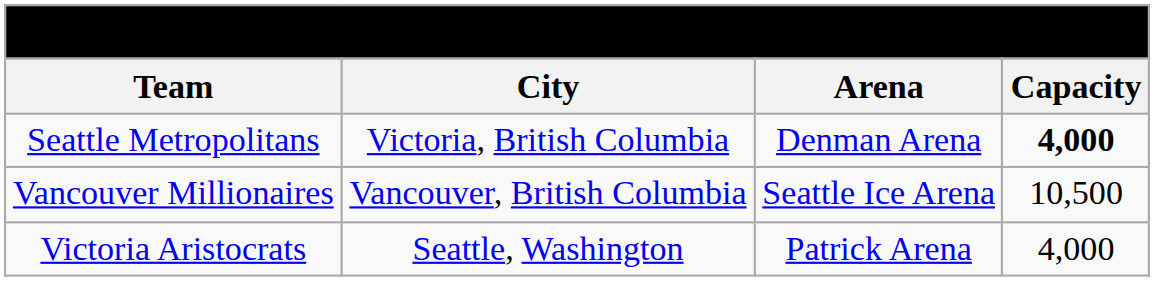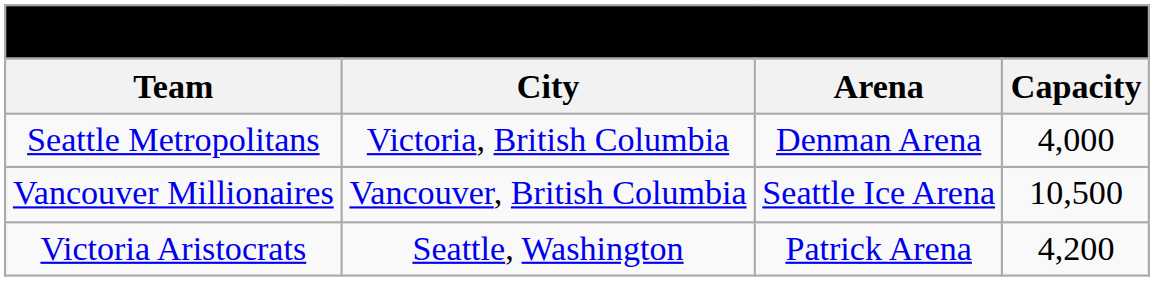(1076, 139) bold -> (1076, 139) normal
(1076, 247) 4,000 -> (1076, 247) 4,200
